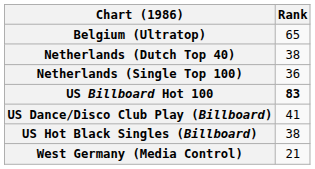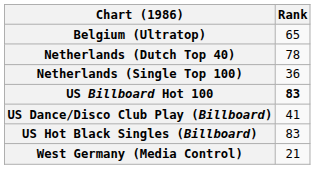(293, 54) 38 -> (293, 54) 78
(293, 134) 38 -> (293, 134) 83
